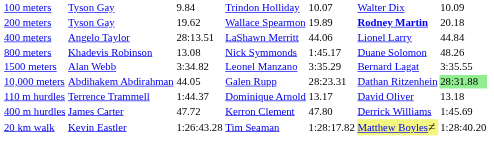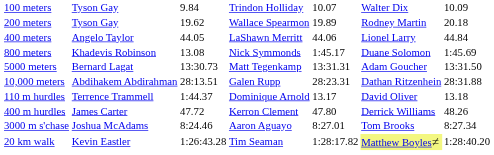(393, 22) bold -> (394, 22) normal
(195, 37) 28:13.51 -> (192, 37) 44.05
(452, 52) 48.26 -> (460, 52) 1:45.69
- row: (30, 67)
+ row: (30, 67)
(188, 81) 44.05 -> (199, 81) 28:13.51
(459, 81) lightgreen background -> (463, 81) no background
(456, 111) 1:45.69 -> (456, 111) 48.26
+ row: (37, 126)
